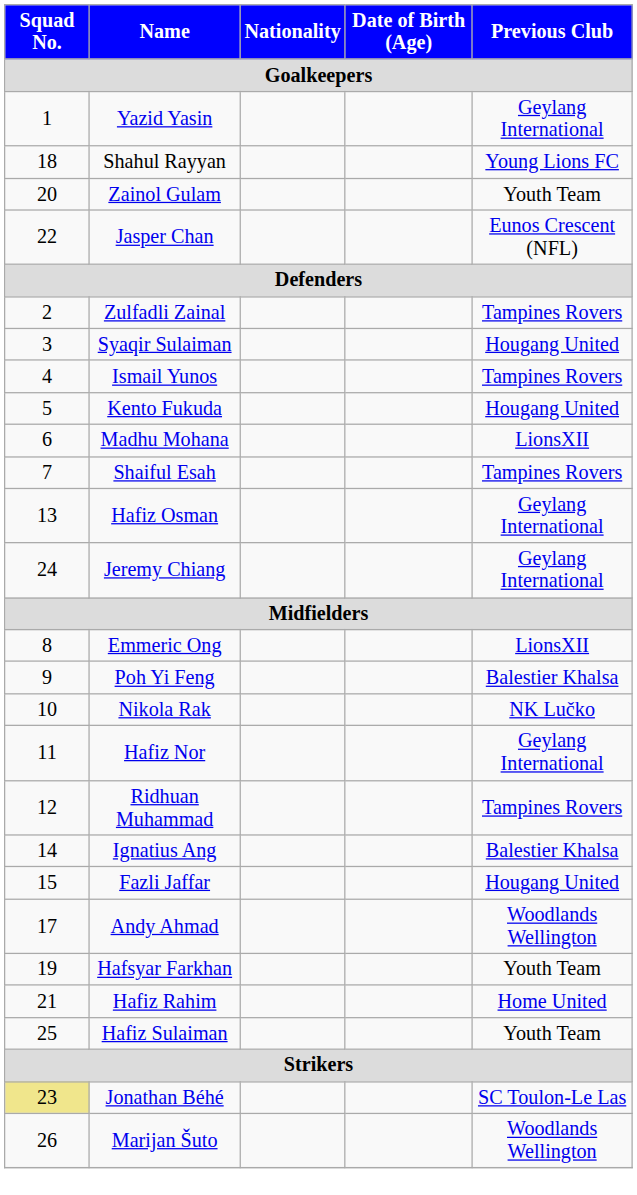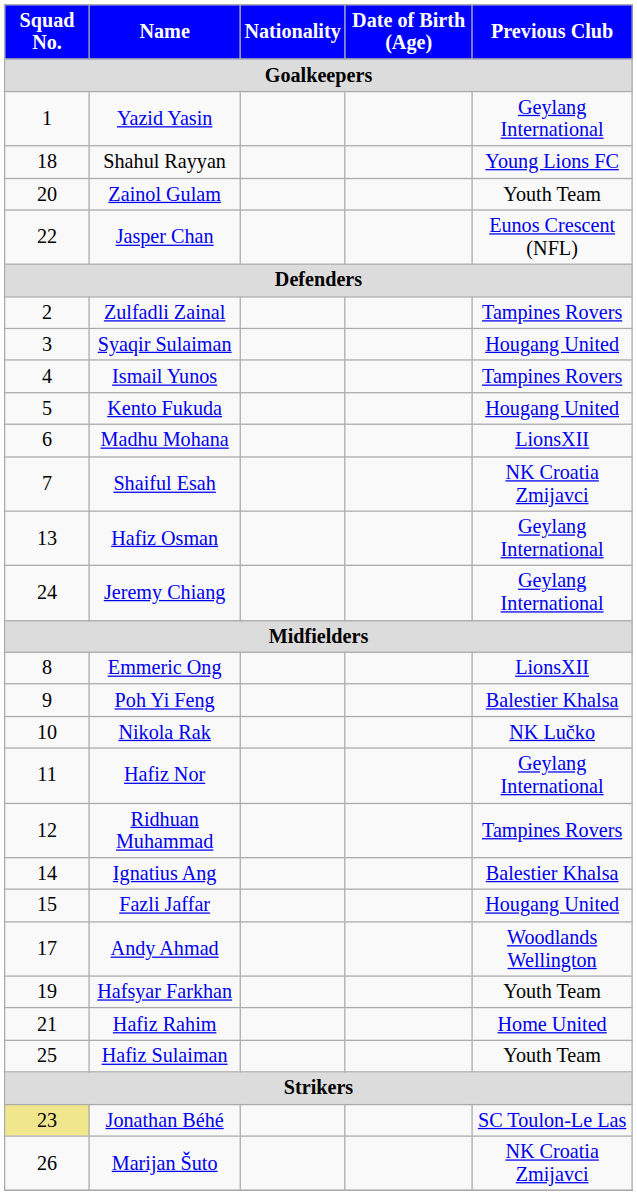(552, 472) Tampines Rovers -> (552, 483) NK Croatia Zmijavci
(552, 1140) Woodlands Wellington -> (552, 1163) NK Croatia Zmijavci
